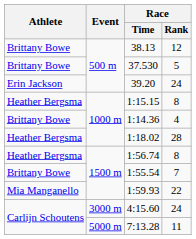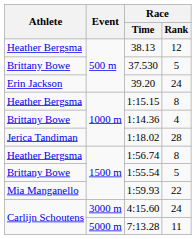(39, 48) Brittany Bowe -> (44, 48) Heather Bergsma
(44, 137) Heather Bergsma -> (42, 137) Jerica Tandiman
(176, 173) 7 -> (176, 173) 5
